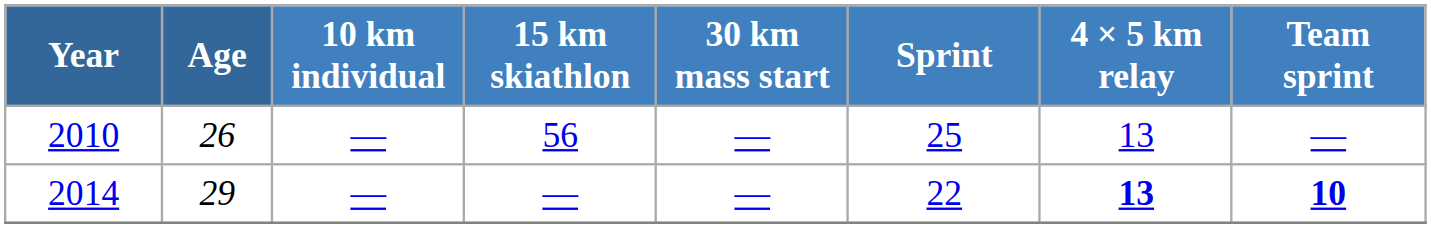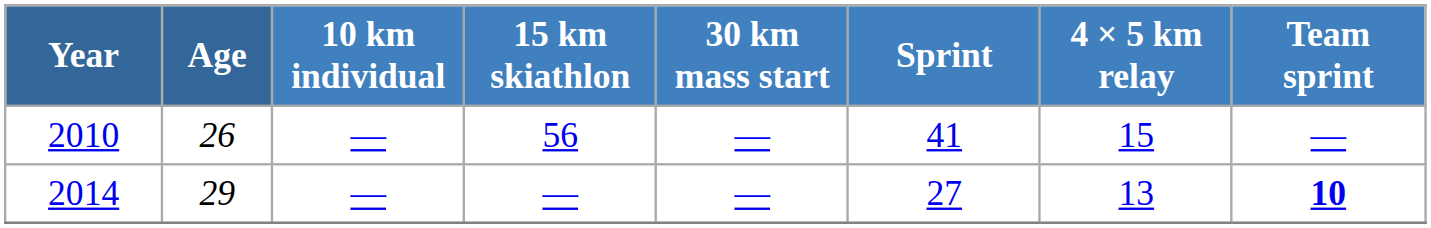(944, 134) 25 -> (944, 134) 41
(1136, 134) 13 -> (1136, 134) 15
(944, 193) 22 -> (944, 193) 27
(1136, 193) bold -> (1136, 193) normal
